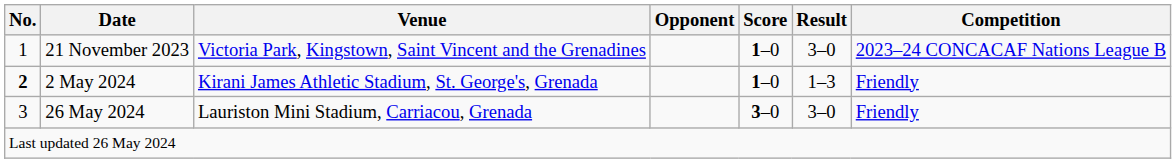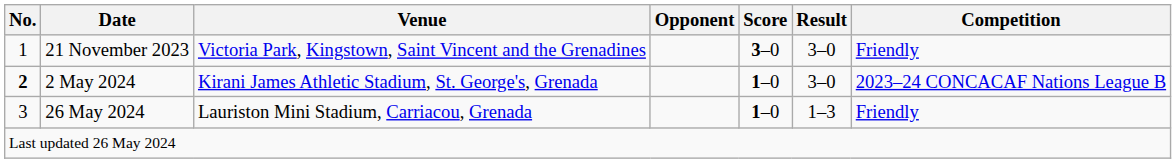(765, 50) 1–0 -> (765, 50) 3–0
(1011, 50) 2023–24 CONCACAF Nations League B -> (887, 50) Friendly
(822, 80) 1–3 -> (822, 80) 3–0
(887, 80) Friendly -> (1011, 80) 2023–24 CONCACAF Nations League B
(765, 111) 3–0 -> (765, 111) 1–0
(822, 111) 3–0 -> (822, 111) 1–3
